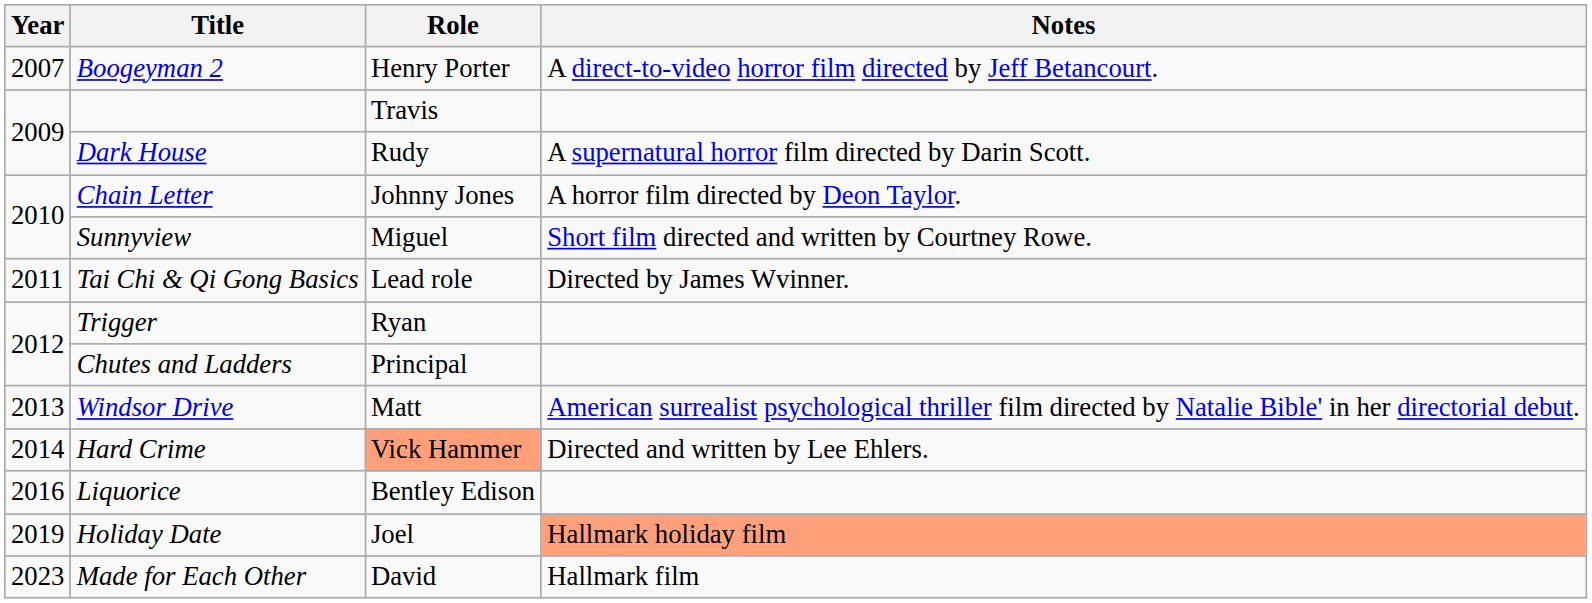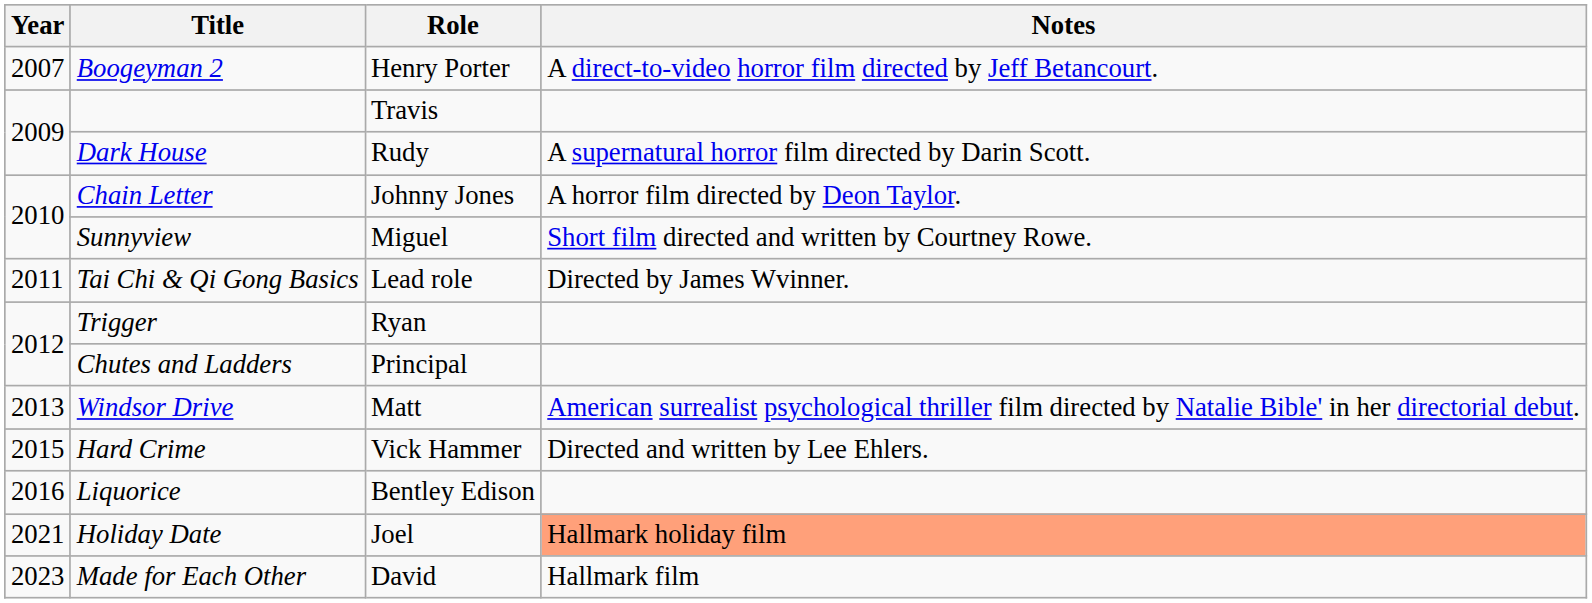(38, 449) 2014 -> (38, 449) 2015
(446, 449) lightsalmon background -> (446, 449) no background
(38, 534) 2019 -> (38, 534) 2021
